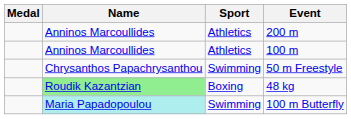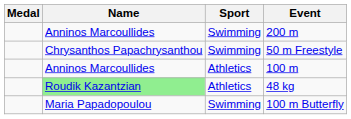(230, 31) Athletics -> (234, 31) Swimming
rows swapped: (304, 68) <-> (282, 50)
(225, 86) Boxing -> (230, 86) Athletics
(98, 104) paleturquoise background -> (98, 104) no background
